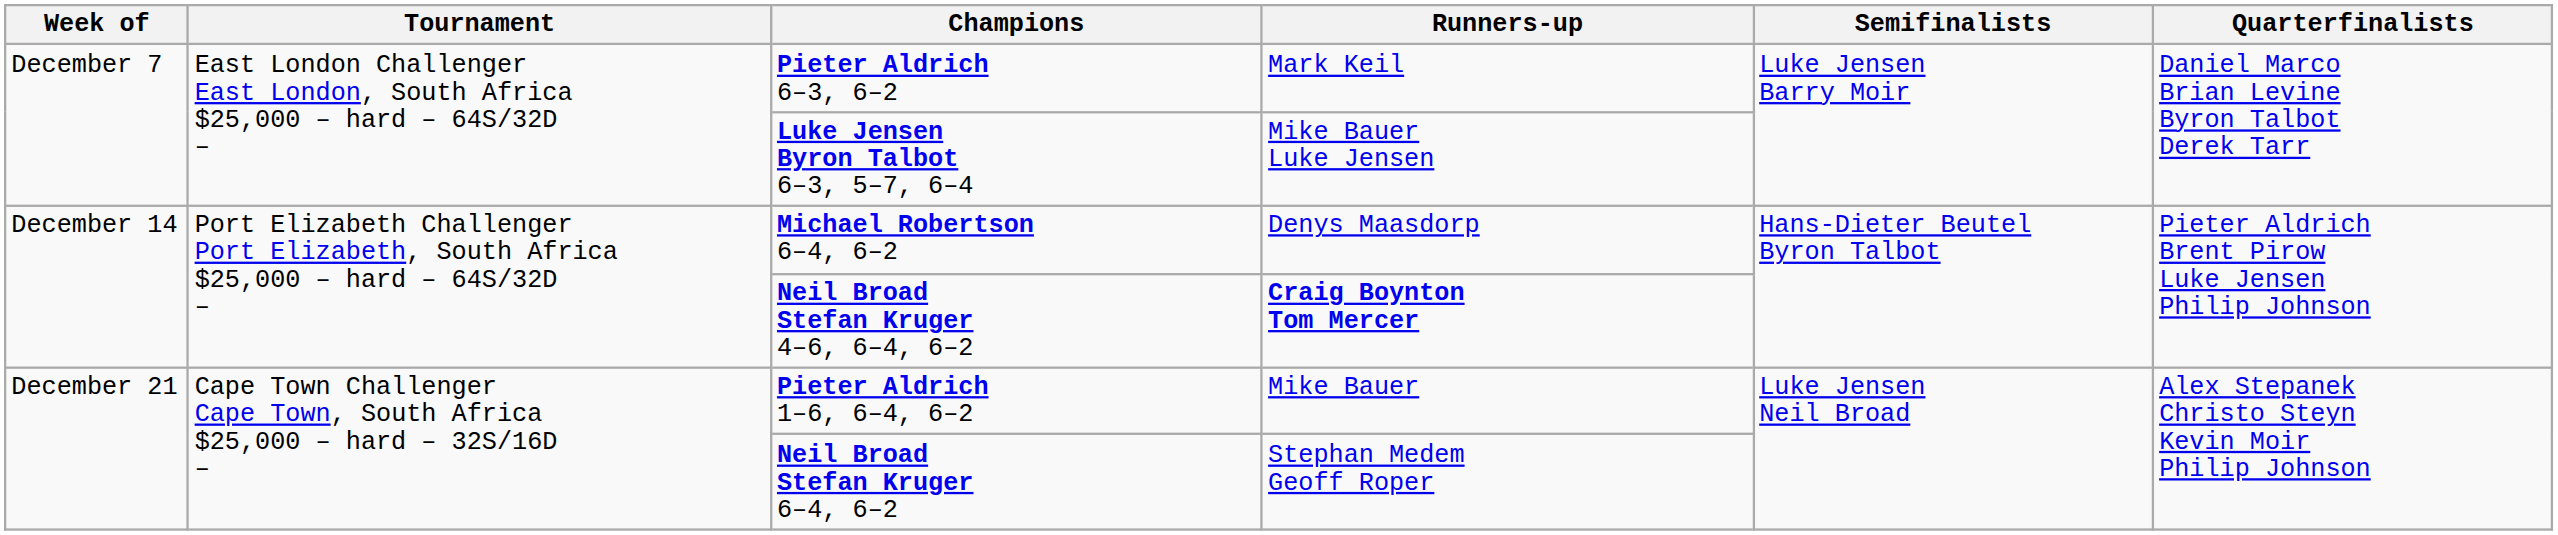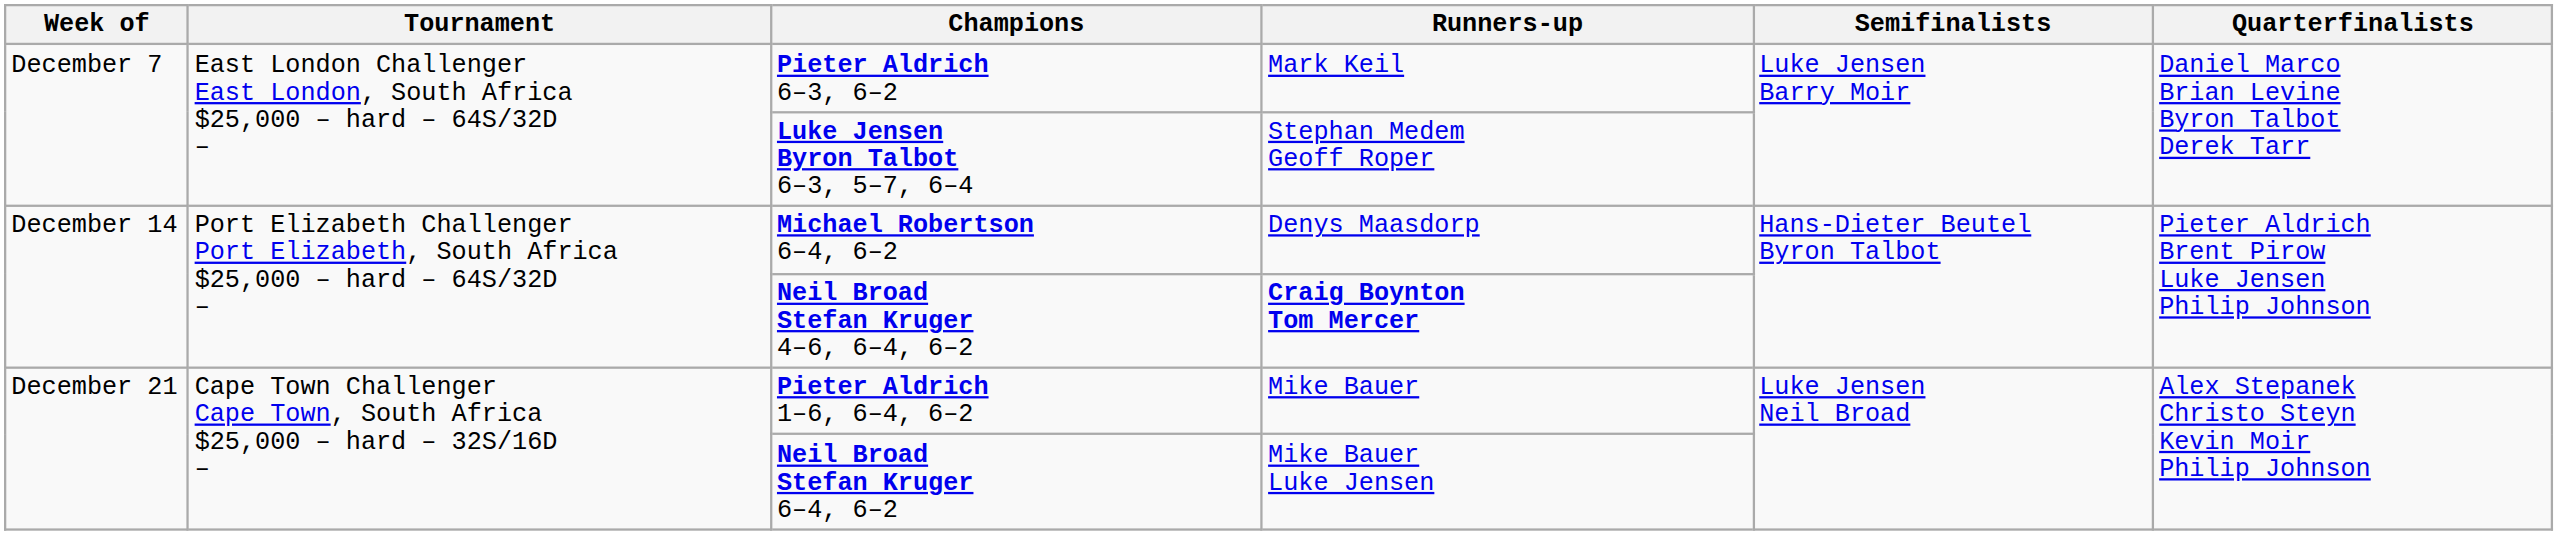(1351, 145) Mike Bauer Luke Jensen -> (1366, 145) Stephan Medem Geoff Roper
(1366, 468) Stephan Medem Geoff Roper -> (1351, 468) Mike Bauer Luke Jensen
